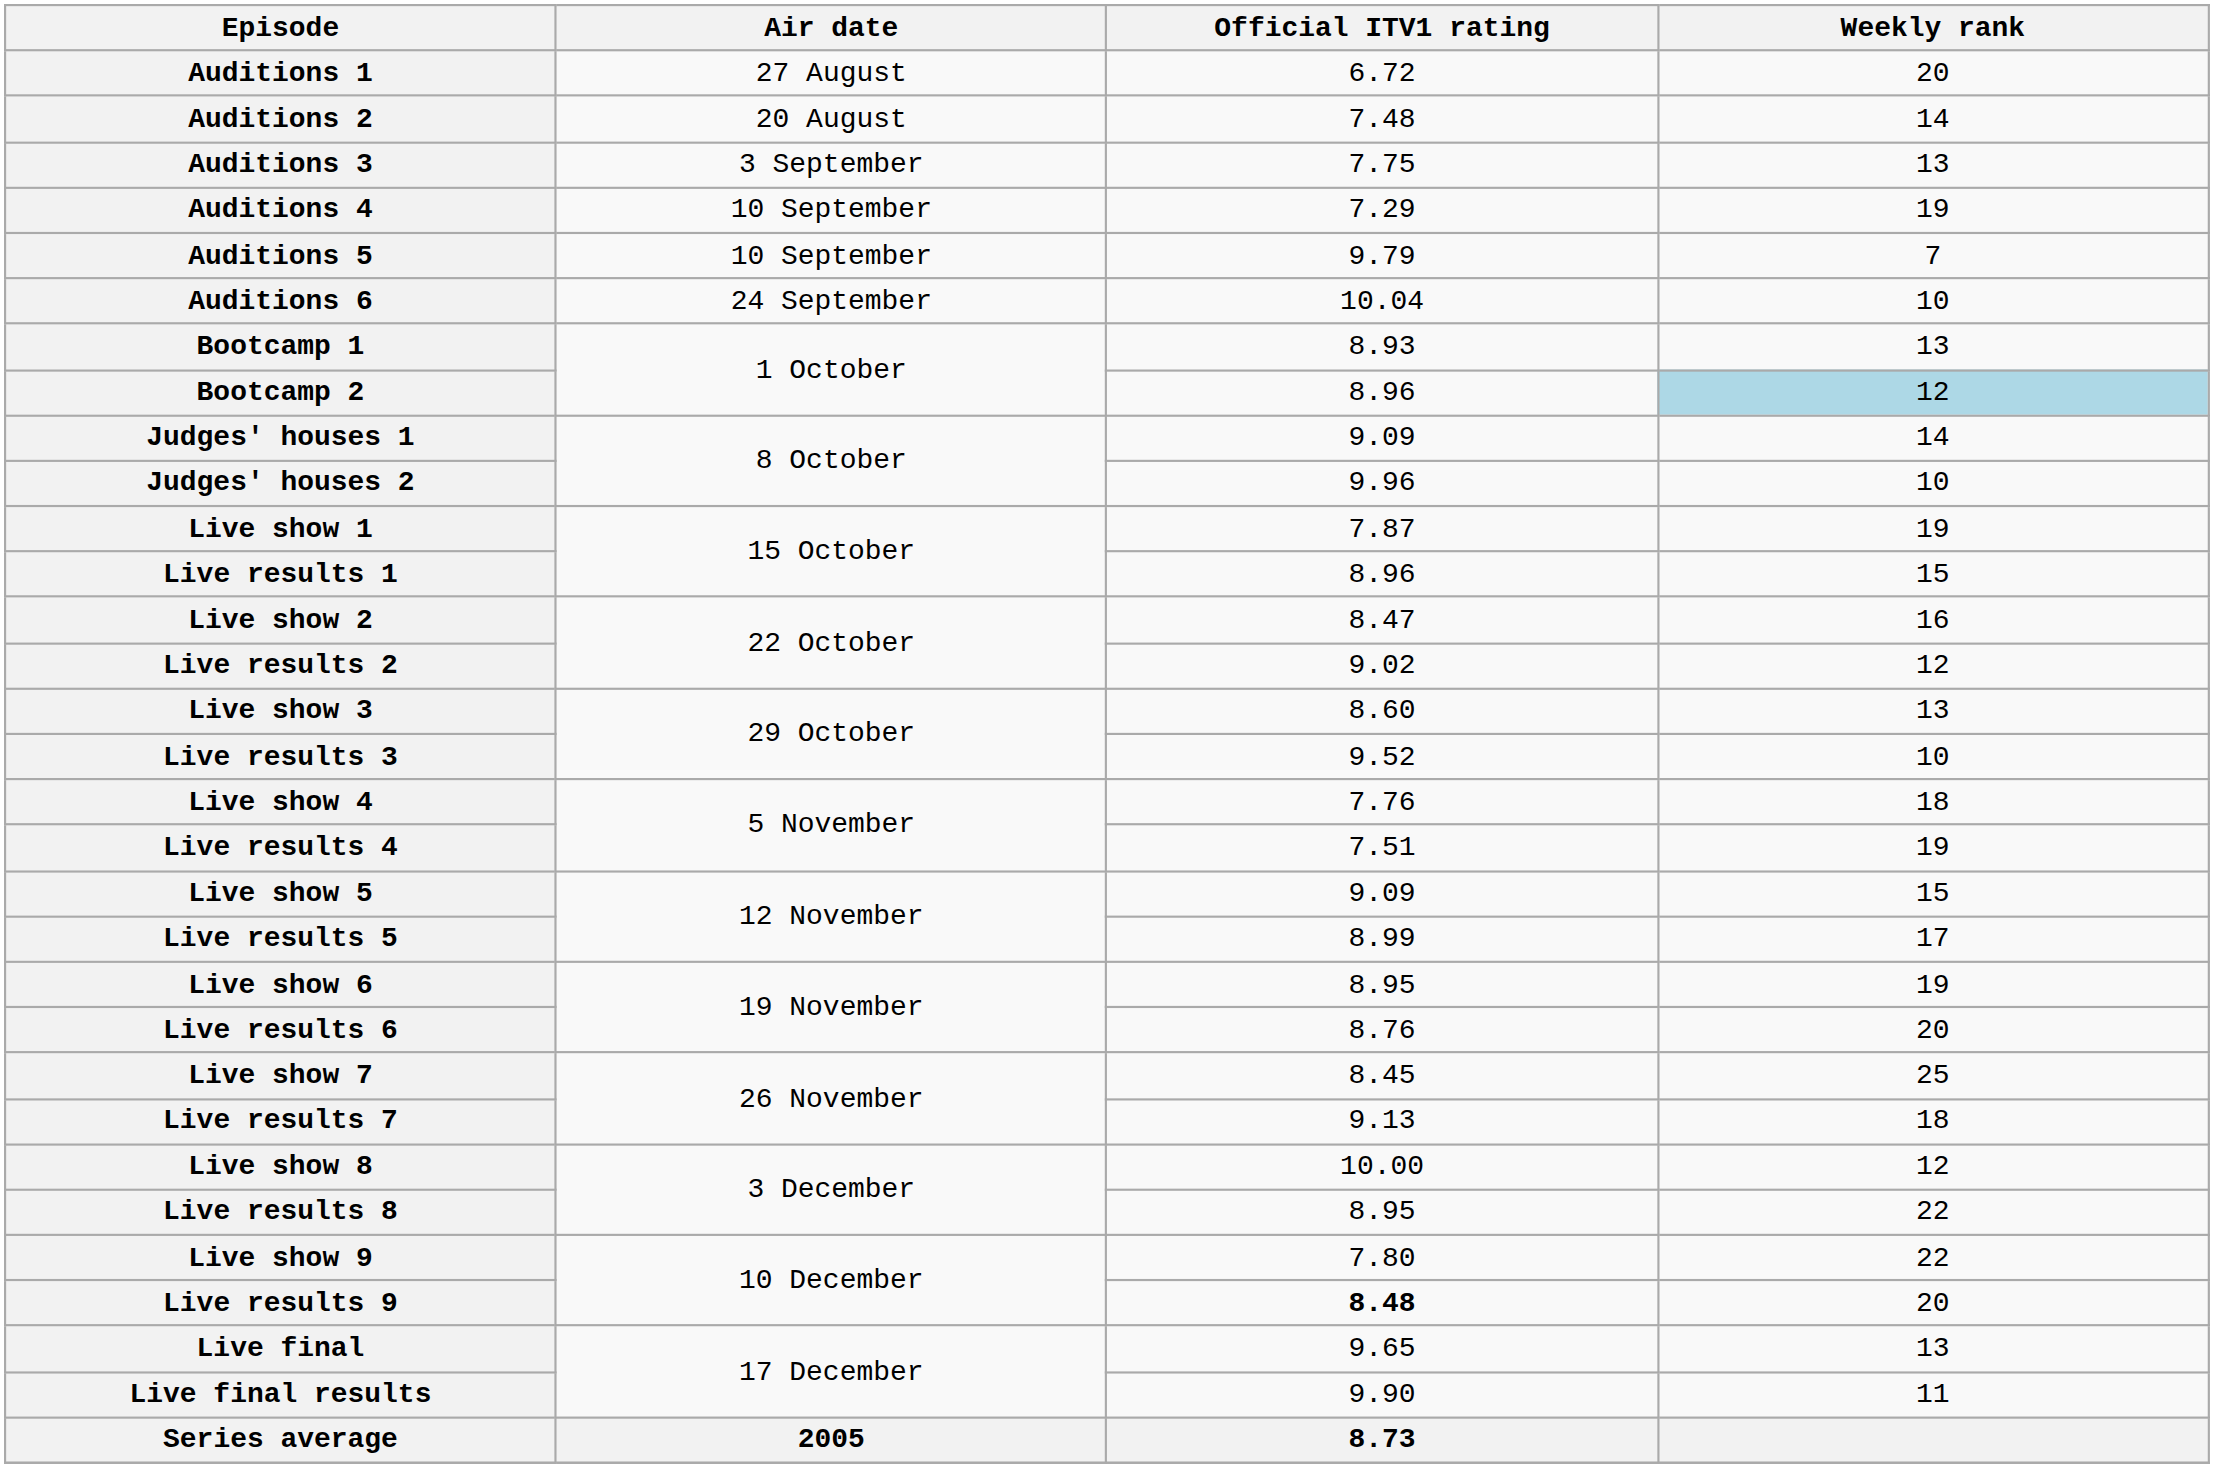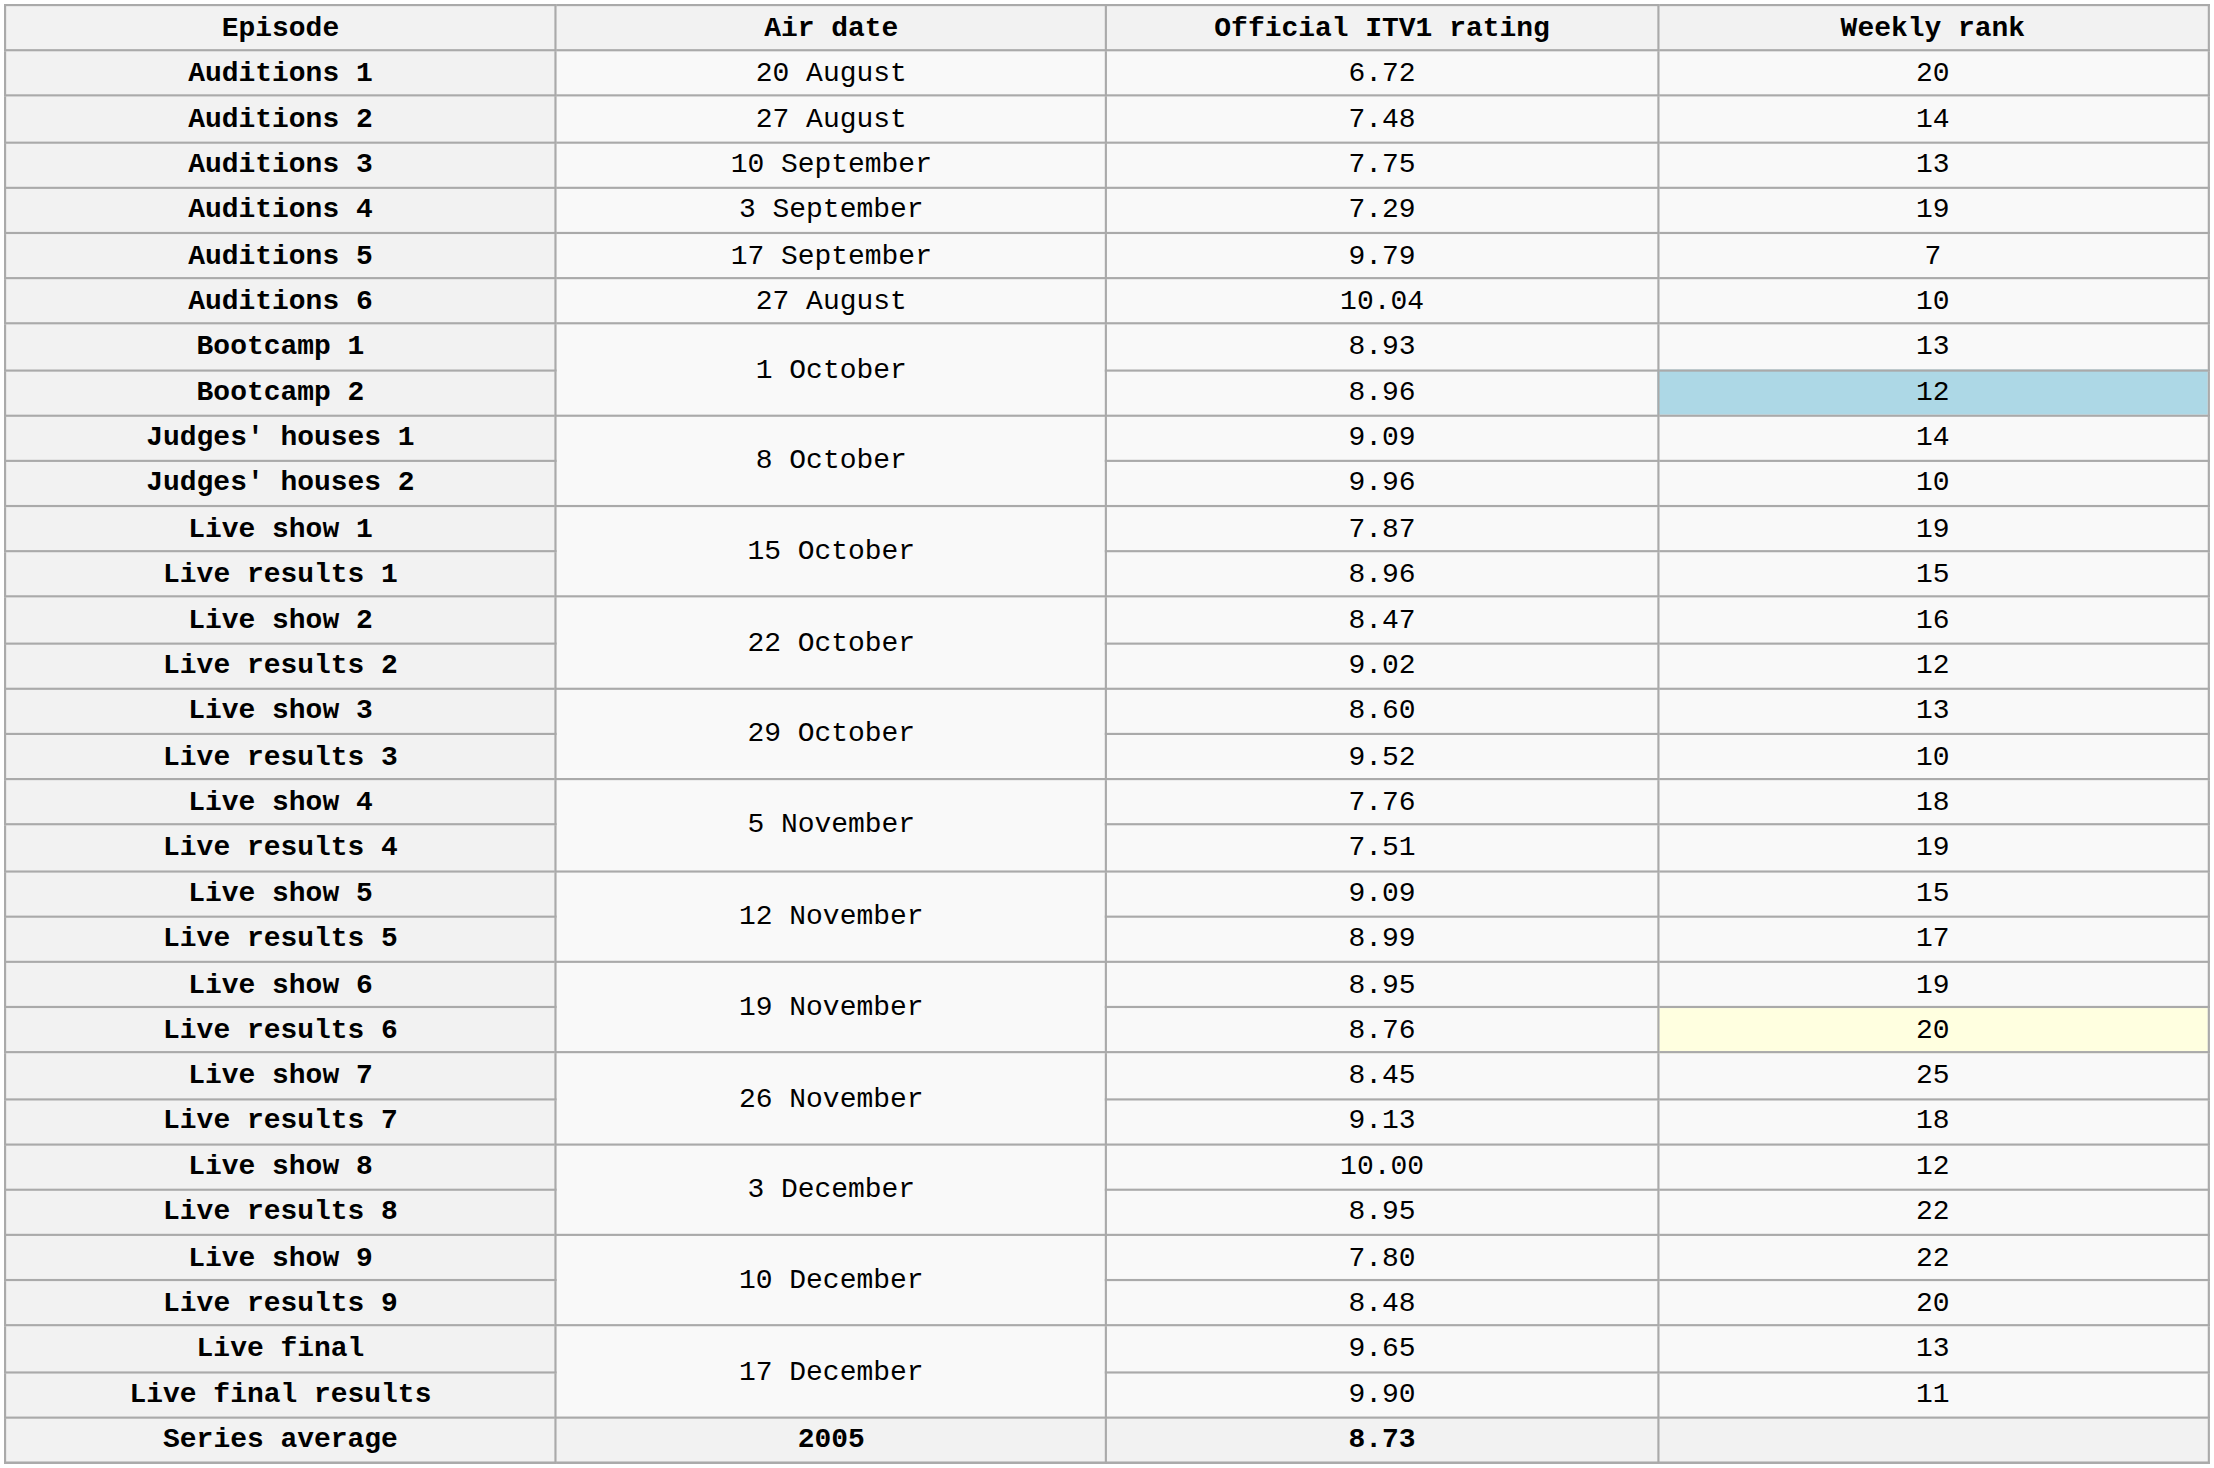(831, 73) 27 August -> (831, 73) 20 August
(831, 119) 20 August -> (831, 119) 27 August
(831, 165) 3 September -> (831, 165) 10 September
(831, 210) 10 September -> (831, 210) 3 September
(831, 256) 10 September -> (831, 256) 17 September
(831, 301) 24 September -> (831, 301) 27 August
(1933, 1030) no background -> (1933, 1030) lightyellow background
(1382, 1303) bold -> (1382, 1303) normal
